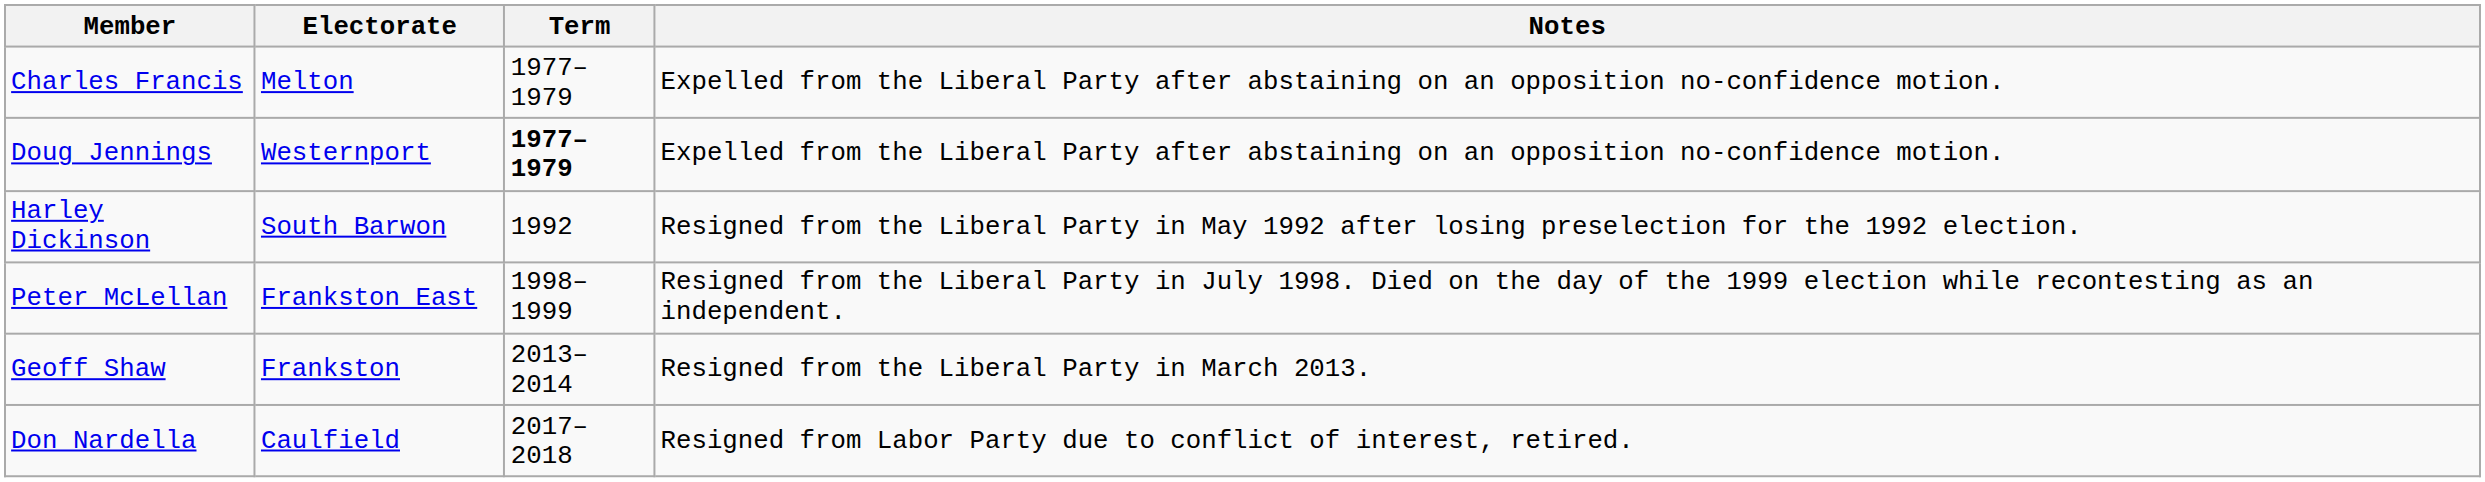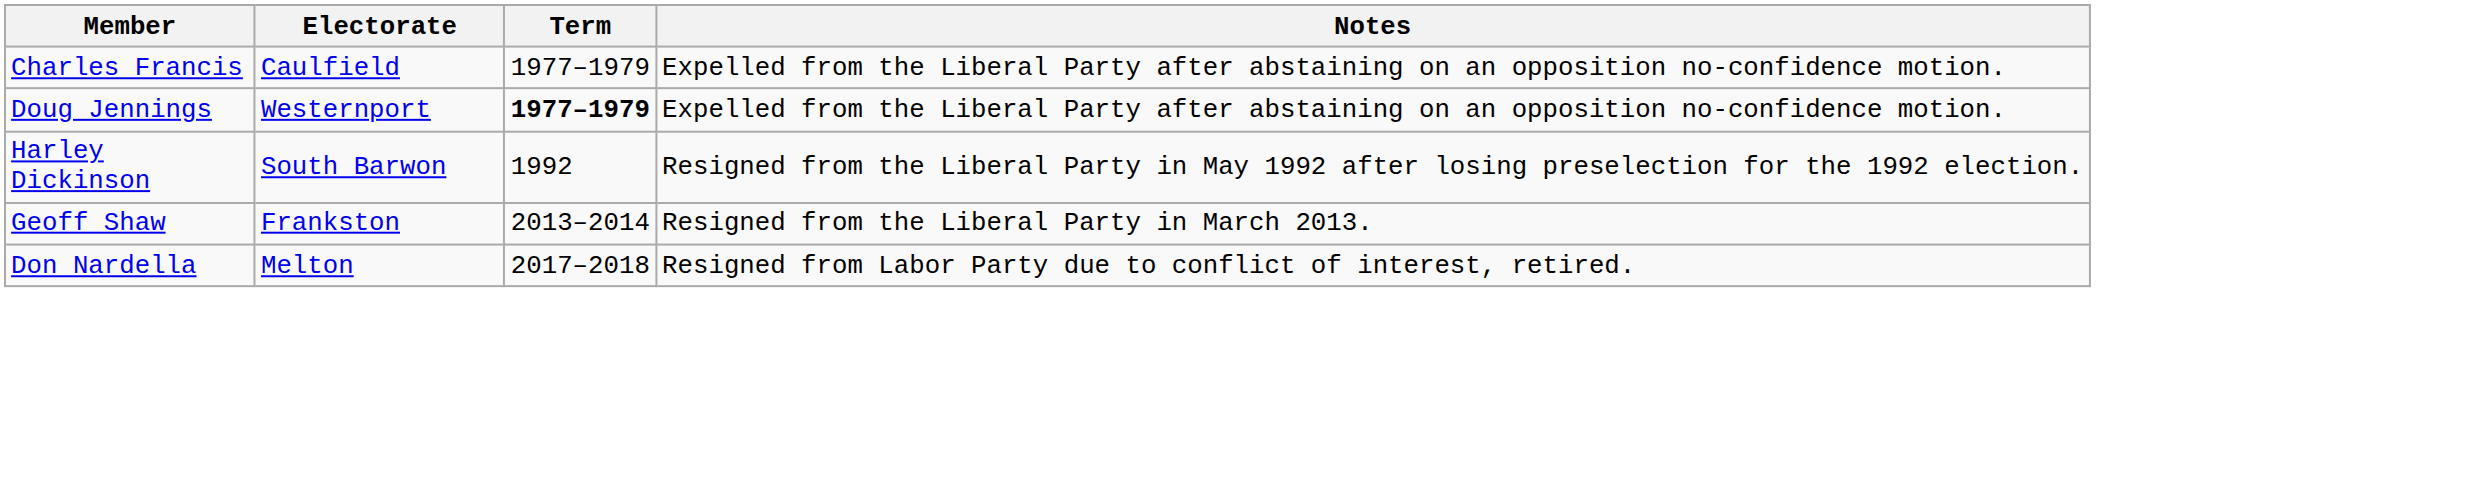(307, 83) Melton -> (330, 68) Caulfield
- row: (119, 298)
(330, 441) Caulfield -> (307, 265) Melton
